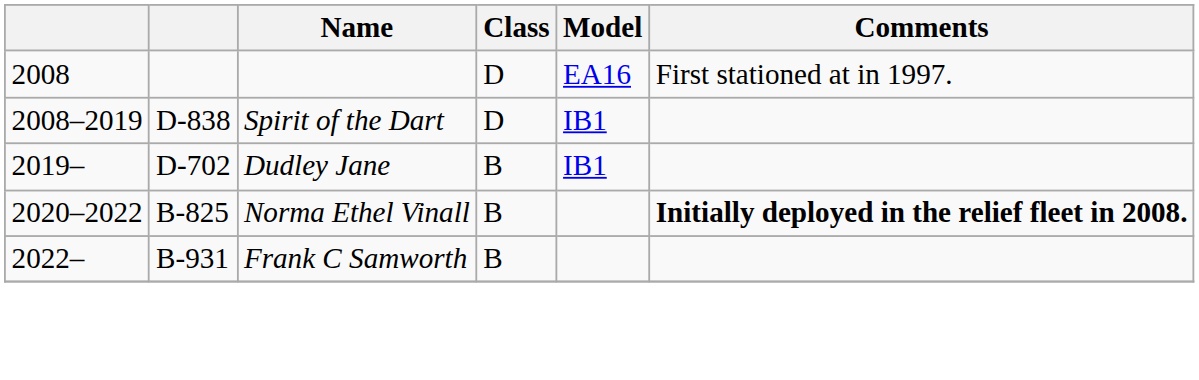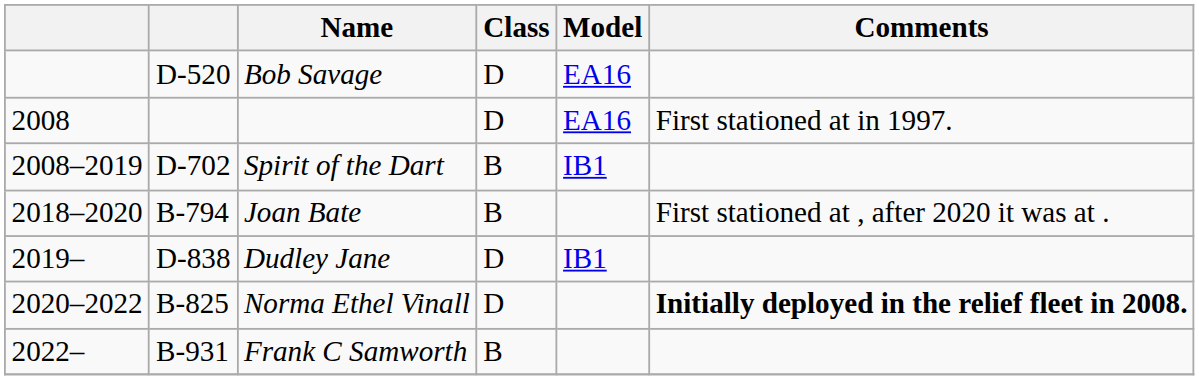+ row: (77, 74)
(193, 119) D-838 -> (193, 166) D-702
(494, 119) D -> (493, 166) B
+ row: (77, 212)
(193, 166) D-702 -> (193, 258) D-838
(493, 166) B -> (494, 258) D
(493, 212) B -> (494, 304) D
